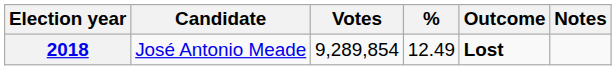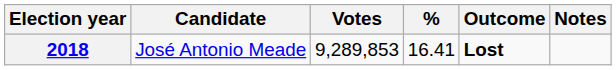(357, 49) 9,289,854 -> (357, 49) 9,289,853
(431, 49) 12.49 -> (431, 49) 16.41
